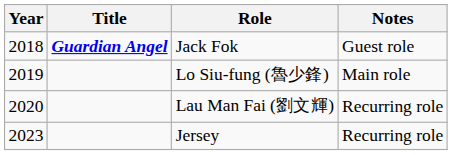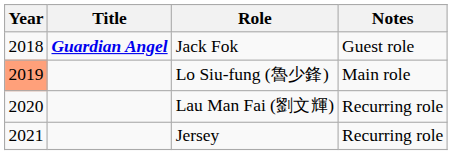(26, 75) no background -> (26, 75) lightsalmon background
(26, 135) 2023 -> (26, 135) 2021
